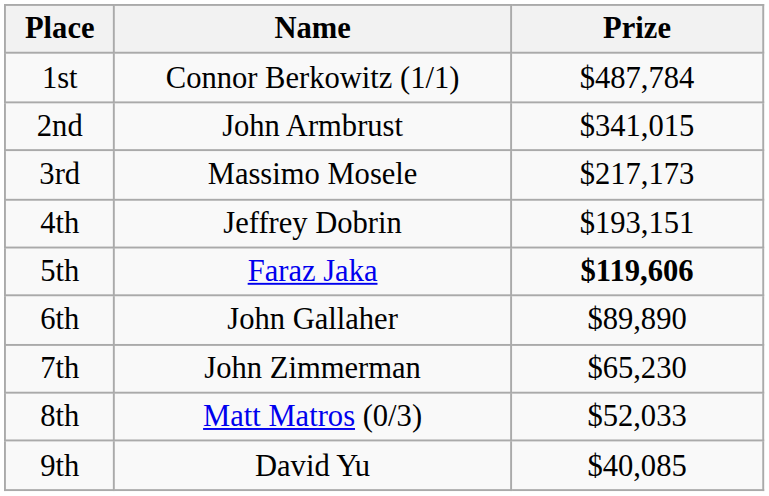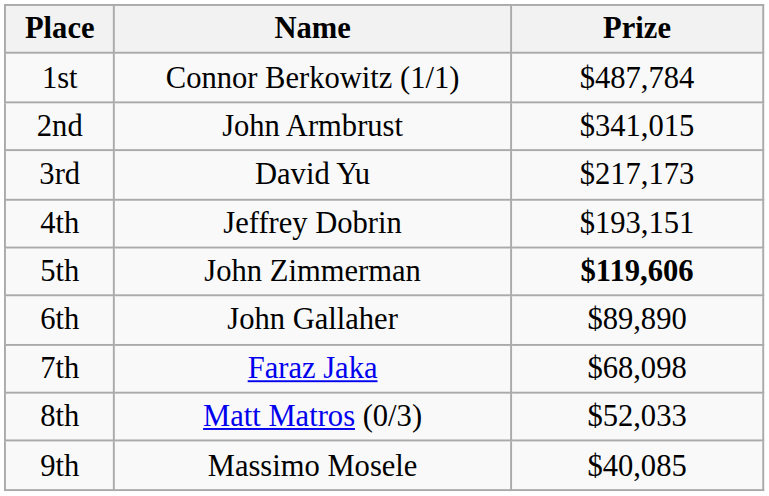(313, 174) Massimo Mosele -> (313, 174) David Yu
(313, 271) Faraz Jaka -> (313, 271) John Zimmerman
(313, 367) John Zimmerman -> (313, 367) Faraz Jaka
(637, 367) $65,230 -> (637, 367) $68,098
(313, 464) David Yu -> (313, 464) Massimo Mosele
